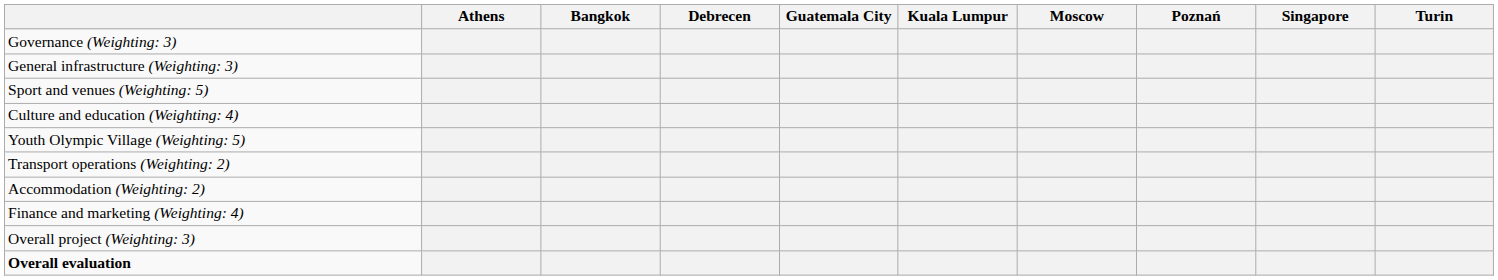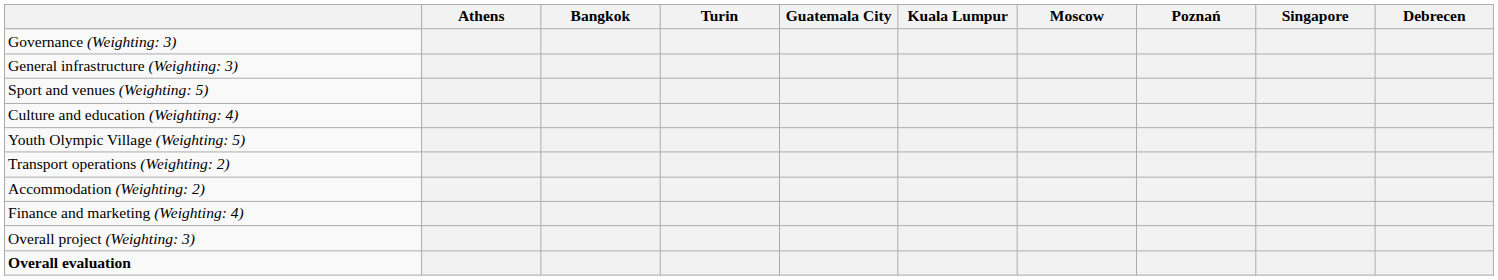columns swapped: (719, 16) <-> (1434, 16)
